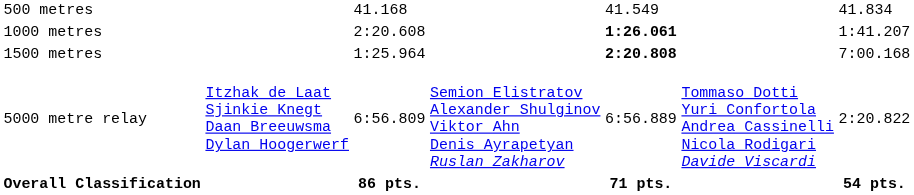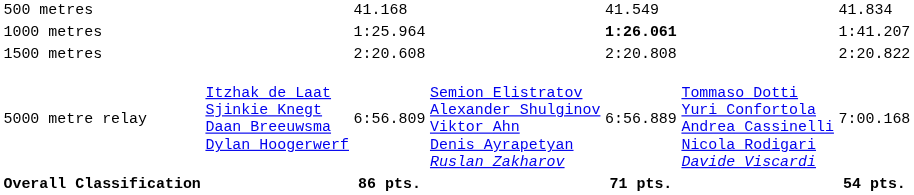(389, 32) 2:20.608 -> (389, 32) 1:25.964
(389, 54) 1:25.964 -> (389, 54) 2:20.608
(641, 54) bold -> (641, 54) normal
(874, 54) 7:00.168 -> (874, 54) 2:20.822
(874, 119) 2:20.822 -> (874, 119) 7:00.168
